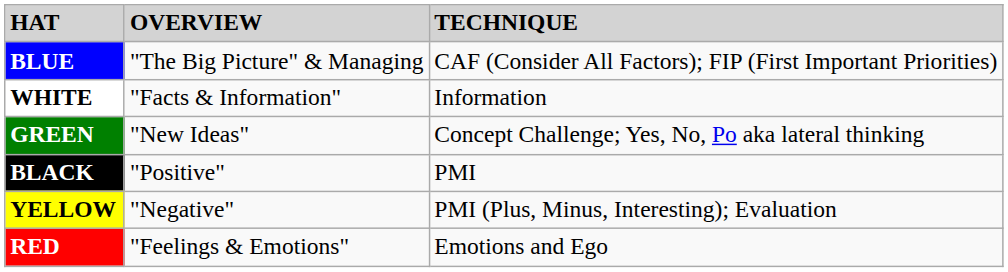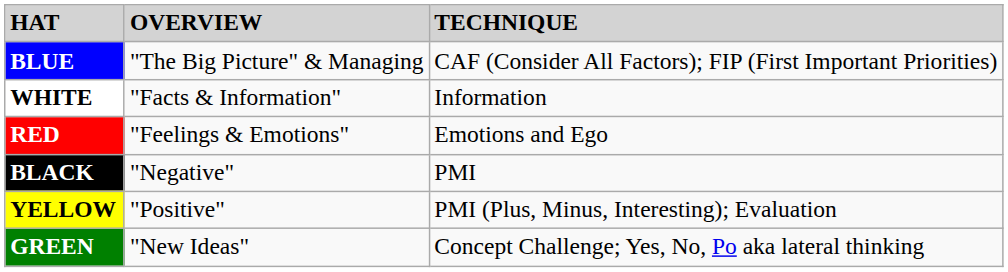rows swapped: (35, 246) <-> (52, 135)
(177, 172) "Positive" -> (182, 172) "Negative"
(182, 209) "Negative" -> (177, 209) "Positive"
